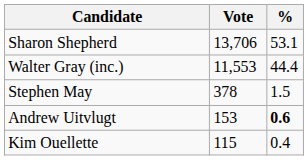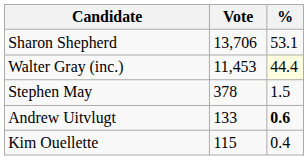(235, 67) 11,553 -> (235, 67) 11,453
(284, 67) no background -> (284, 67) lightyellow background
(225, 117) 153 -> (225, 117) 133
